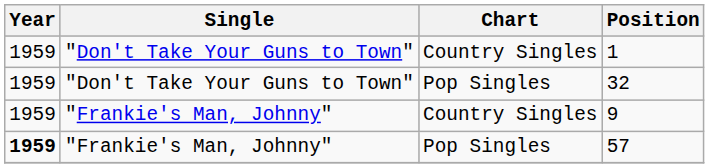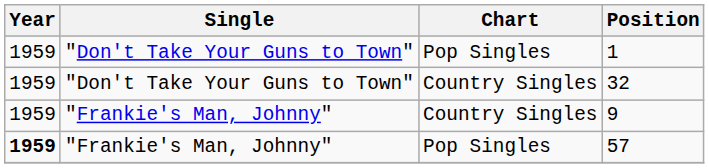(510, 52) Country Singles -> (487, 52) Pop Singles
(487, 84) Pop Singles -> (510, 84) Country Singles
